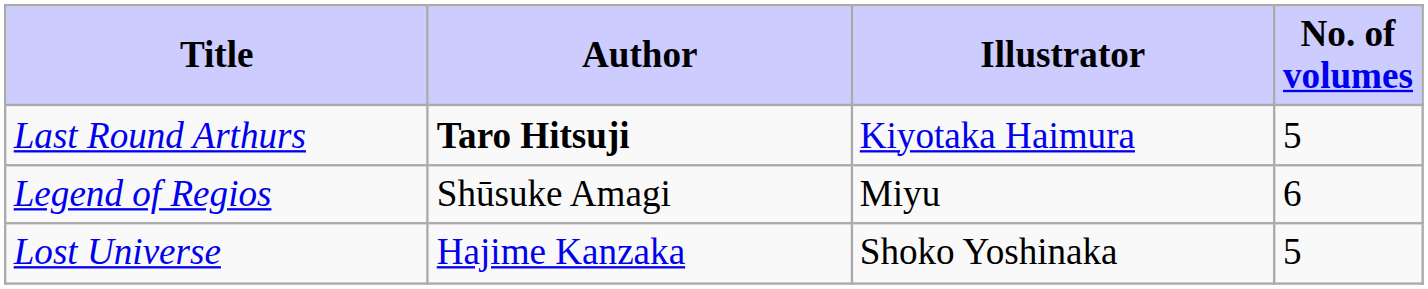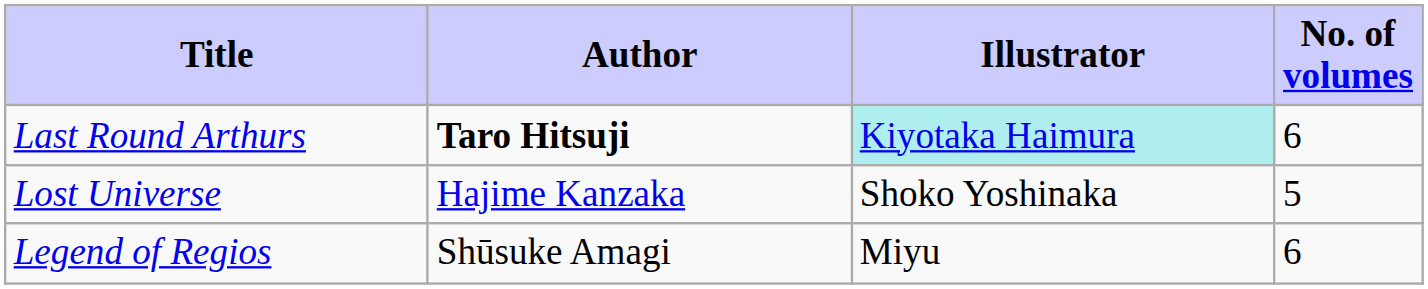(997, 134) no background -> (997, 134) paleturquoise background
(1292, 134) 5 -> (1292, 134) 6
rows swapped: (143, 193) <-> (117, 252)
